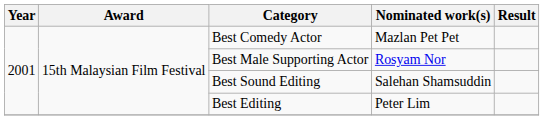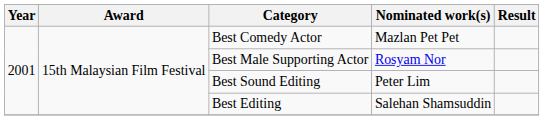(433, 81) Salehan Shamsuddin -> (403, 81) Peter Lim
(403, 103) Peter Lim -> (433, 103) Salehan Shamsuddin
